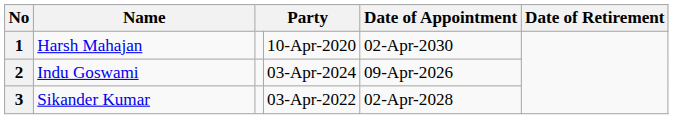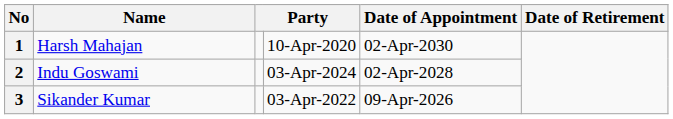(409, 72) 09-Apr-2026 -> (409, 72) 02-Apr-2028
(409, 99) 02-Apr-2028 -> (409, 99) 09-Apr-2026
